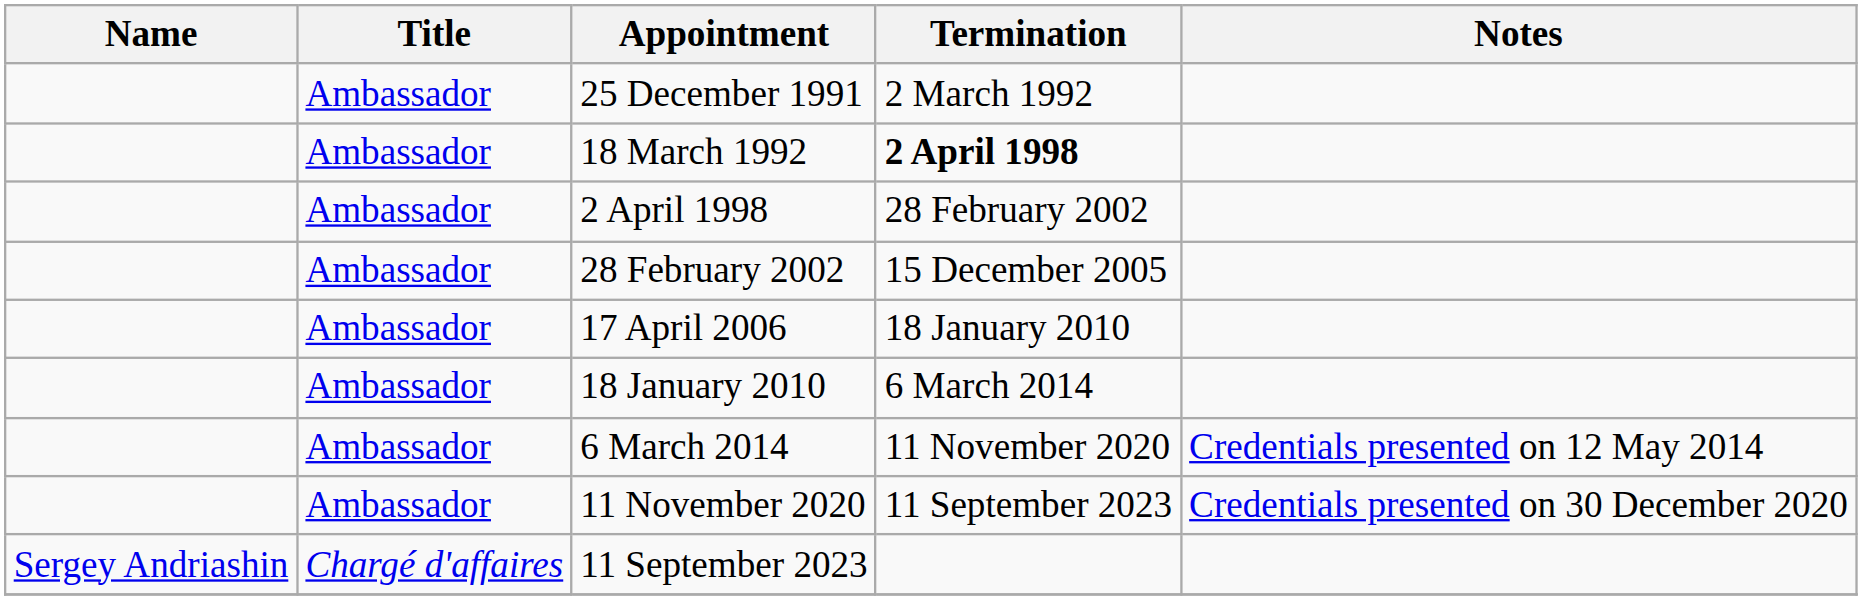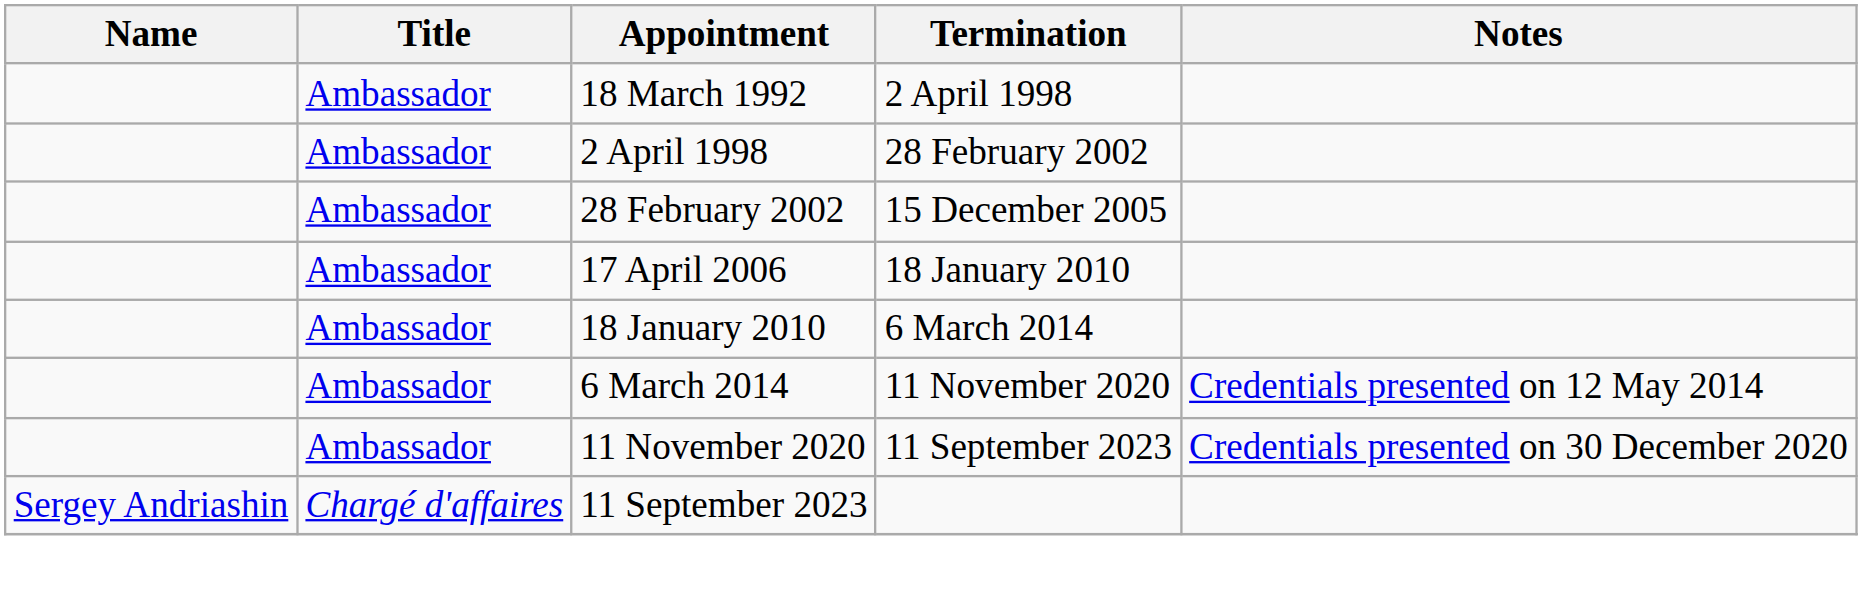- row: (722, 92)
(982, 151) bold -> (979, 92) normal
